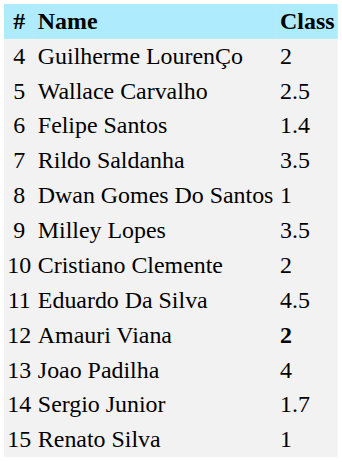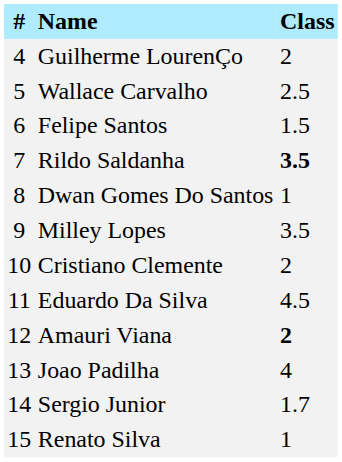(295, 125) 1.4 -> (295, 125) 1.5
(295, 160) normal -> (295, 160) bold
